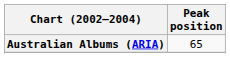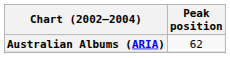(196, 44) 65 -> (196, 44) 62
